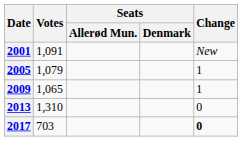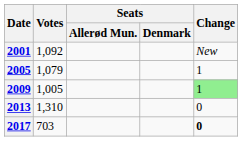(50, 51) 1,091 -> (50, 51) 1,092
(50, 88) 1,065 -> (50, 88) 1,005
(199, 88) no background -> (199, 88) lightgreen background
